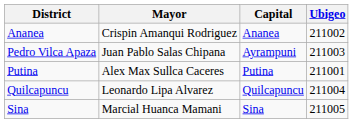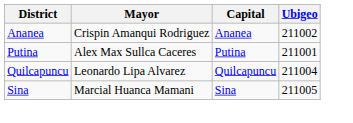- row: (52, 52)
